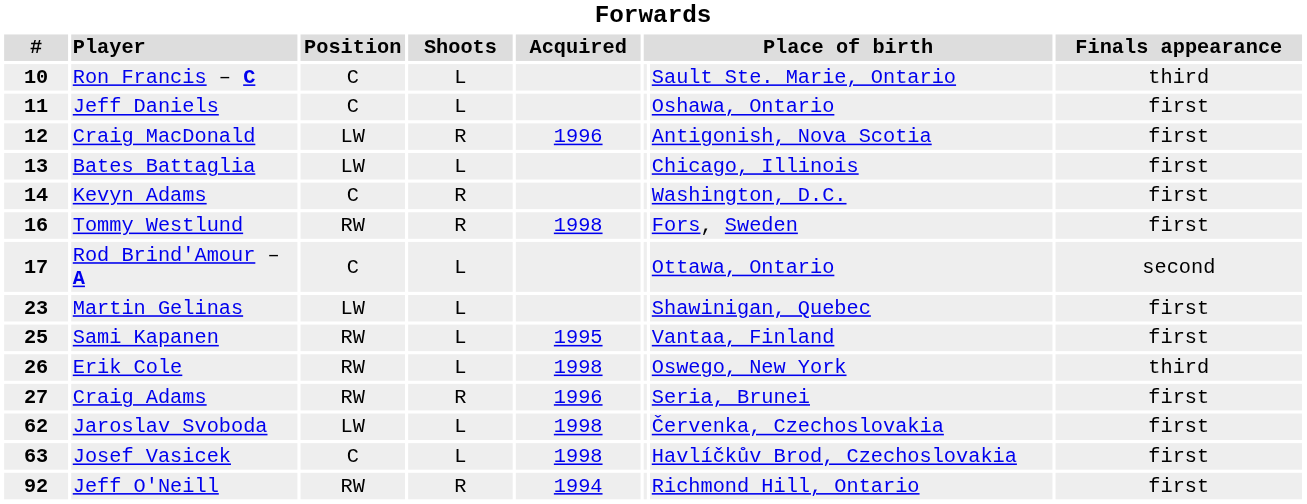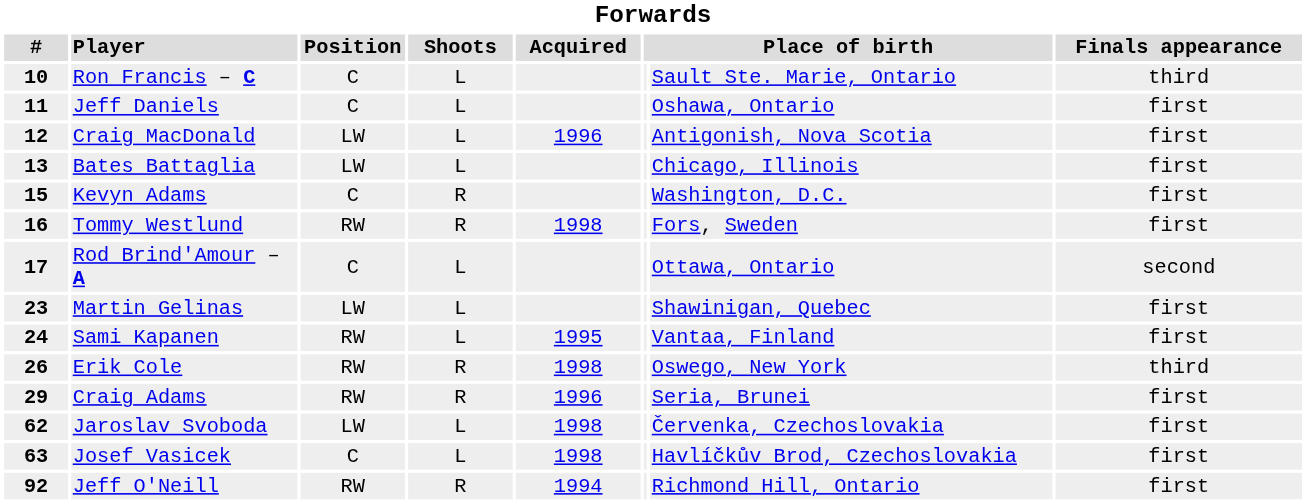(460, 137) R -> (460, 137) L
(36, 196) 14 -> (36, 196) 15
(36, 338) 25 -> (36, 338) 24
(460, 367) L -> (460, 367) R
(36, 397) 27 -> (36, 397) 29
